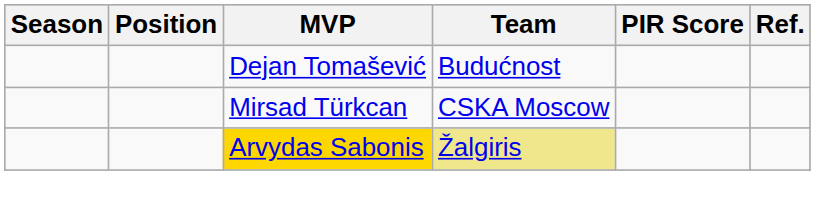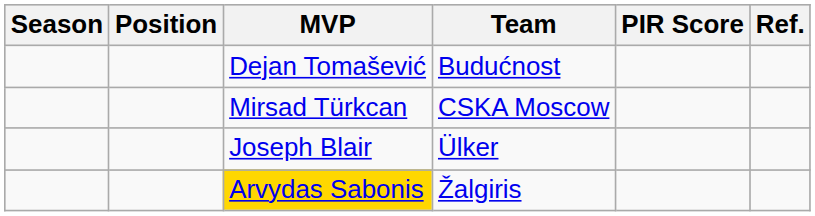+ row: (300, 148)
(480, 148) khaki background -> (480, 189) no background
